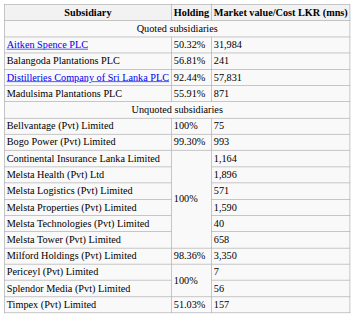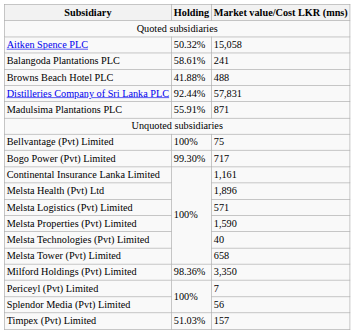(228, 45) 31,984 -> (228, 45) 15,058
(190, 61) 56.81% -> (190, 61) 58.61%
+ row: (60, 77)
(221, 142) 993 -> (221, 158) 717
(225, 158) 1,164 -> (225, 175) 1,161
